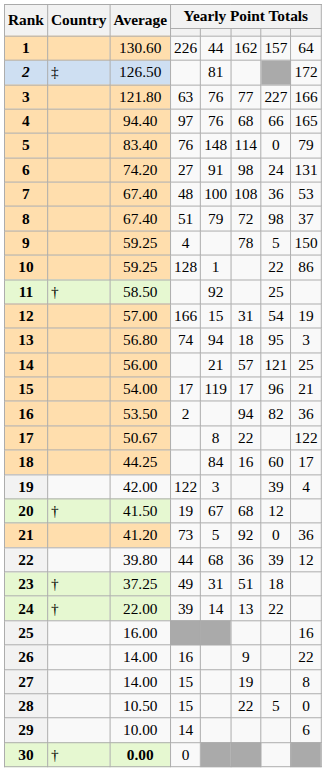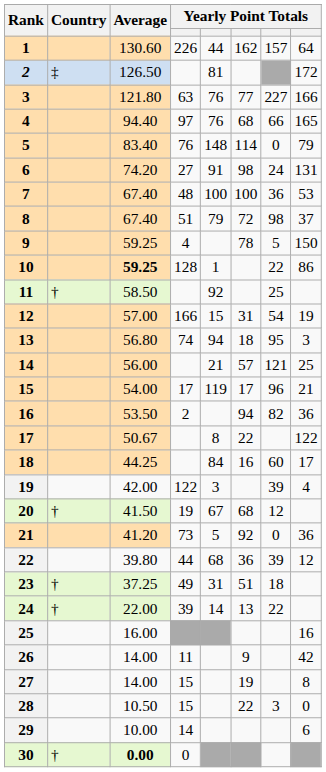(246, 194) 108 -> (246, 194) 100
(140, 267) normal -> (140, 267) bold
(186, 657) 16 -> (186, 657) 11
(306, 657) 22 -> (306, 657) 42
(276, 705) 5 -> (276, 705) 3
